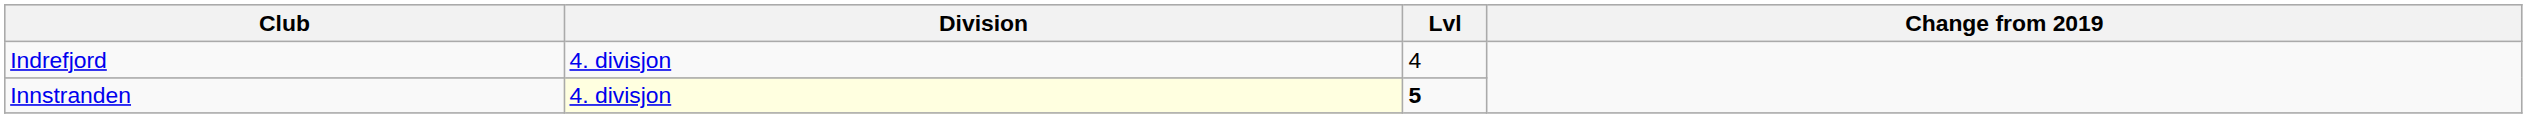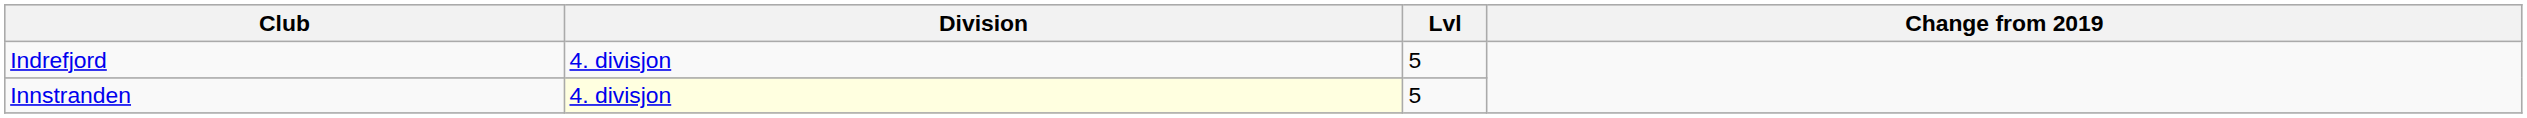(1415, 59) 4 -> (1415, 59) 5
(1415, 96) bold -> (1415, 96) normal
